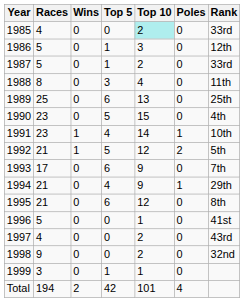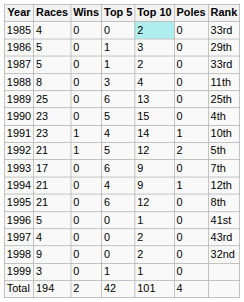(221, 47) 12th -> (221, 47) 29th
(221, 185) 29th -> (221, 185) 12th
